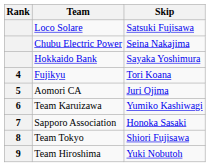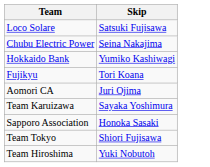- column: (18, 12)
(163, 59) Sayaka Yoshimura -> (137, 59) Yumiko Kashiwagi
(165, 106) Yumiko Kashiwagi -> (136, 106) Sayaka Yoshimura
